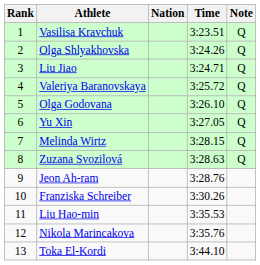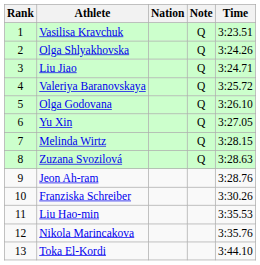columns swapped: (207, 13) <-> (241, 13)
